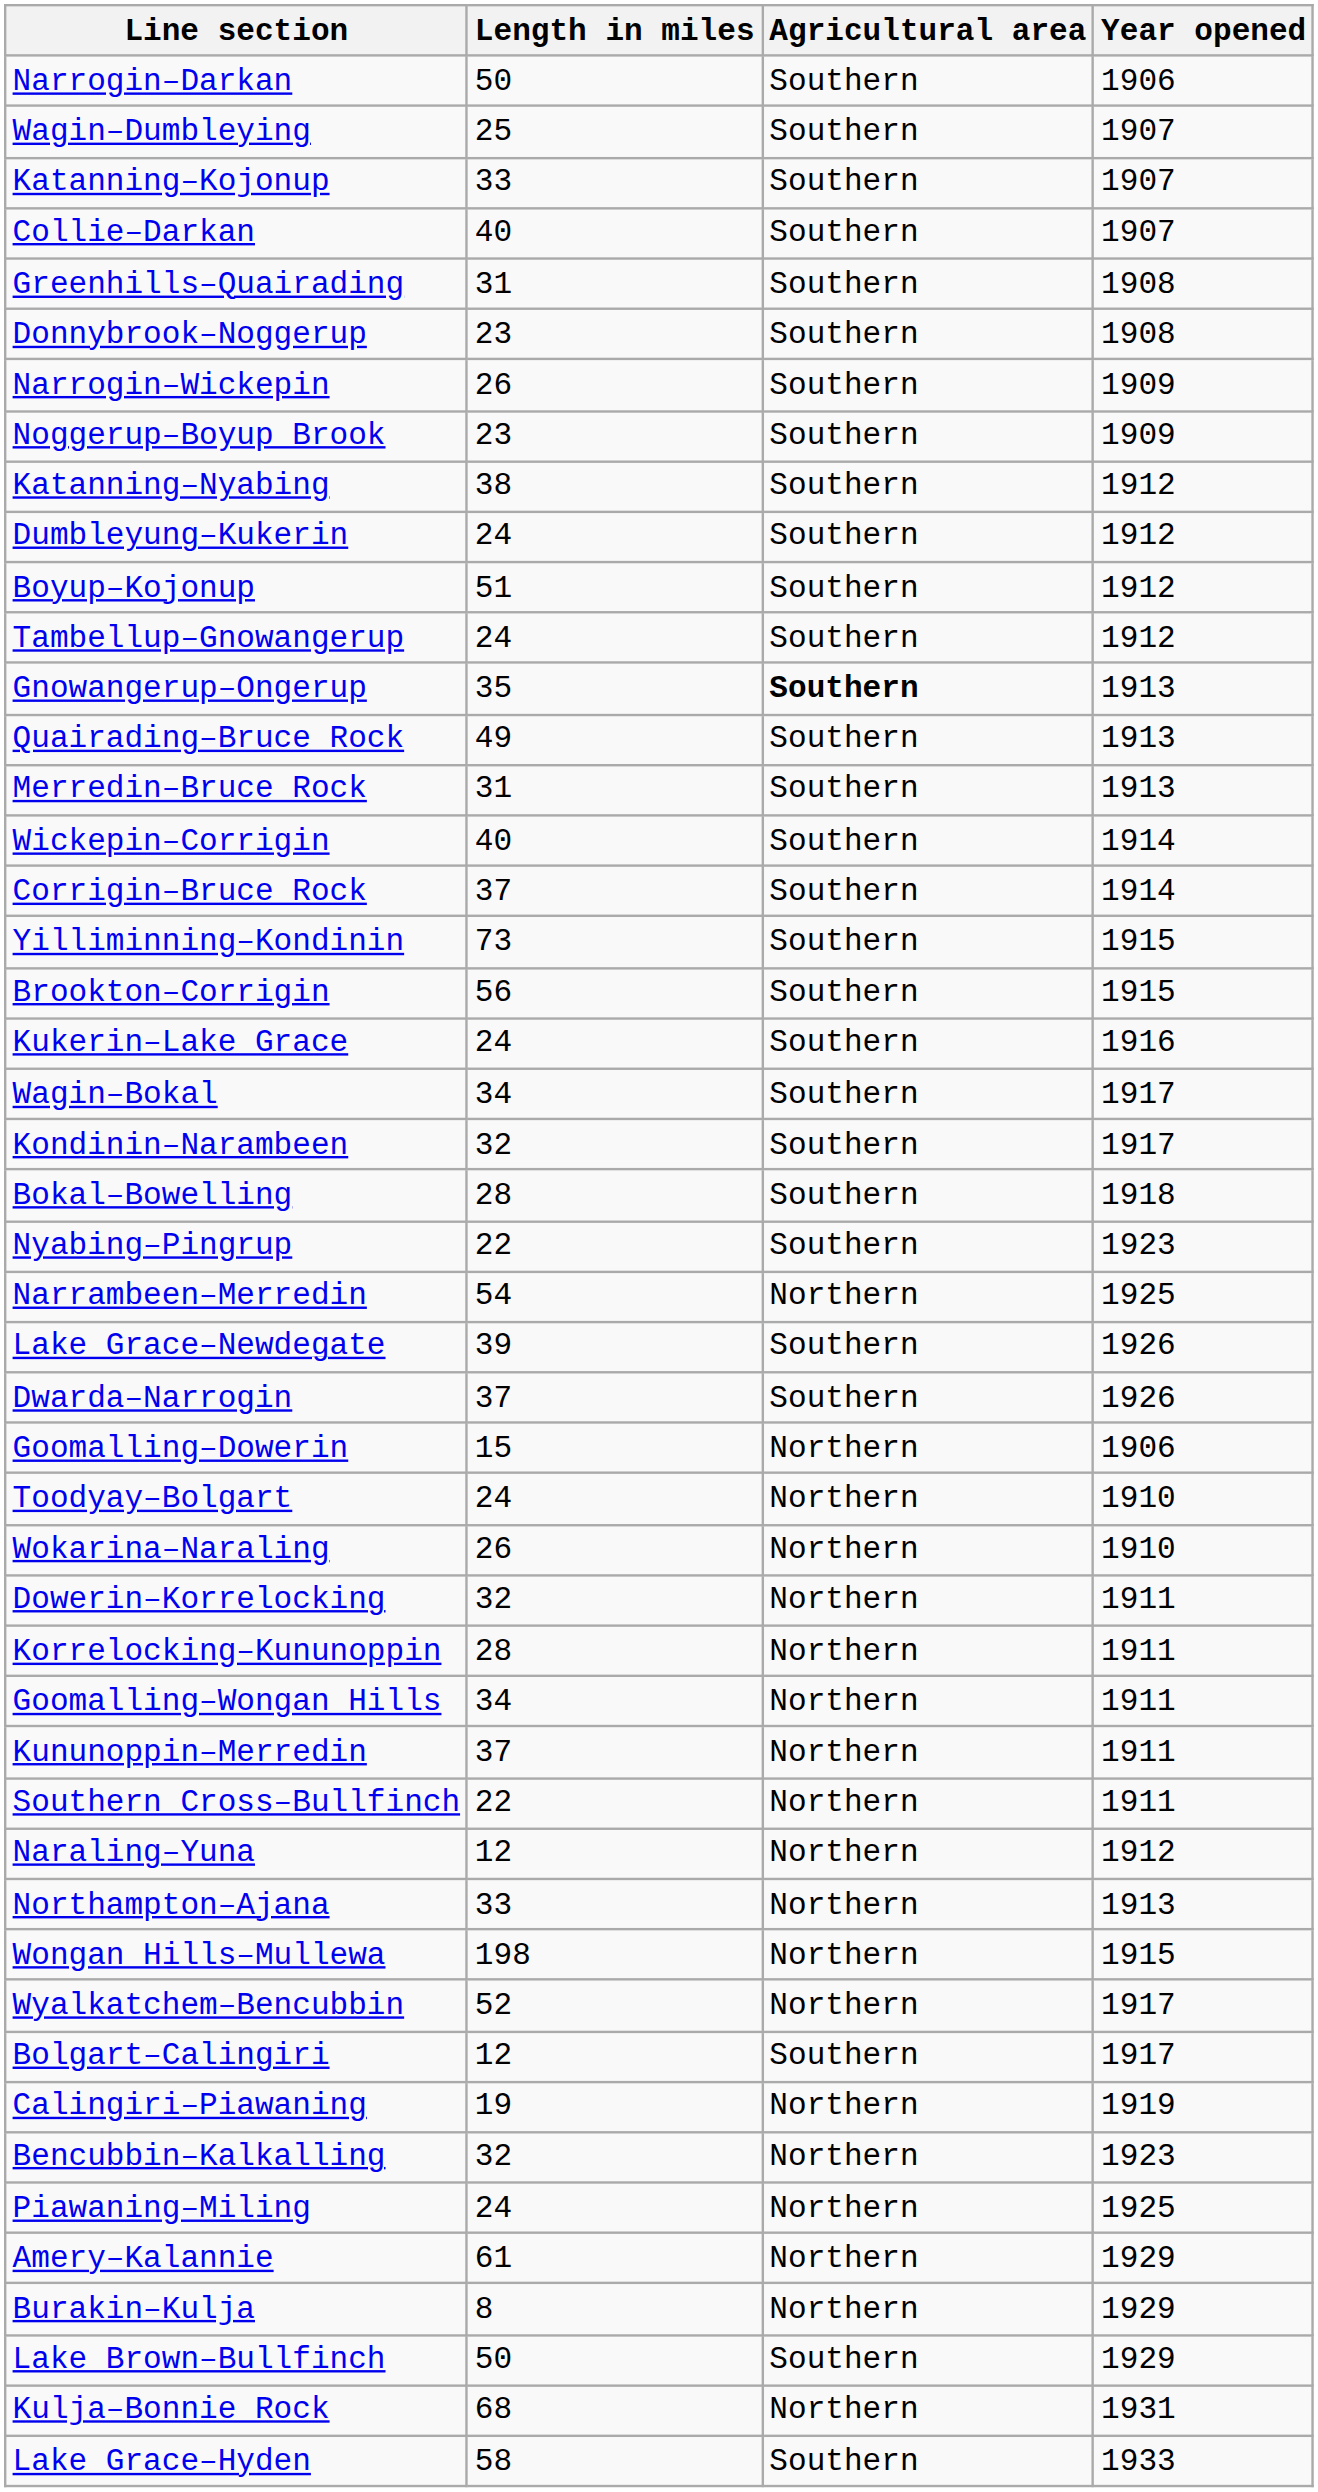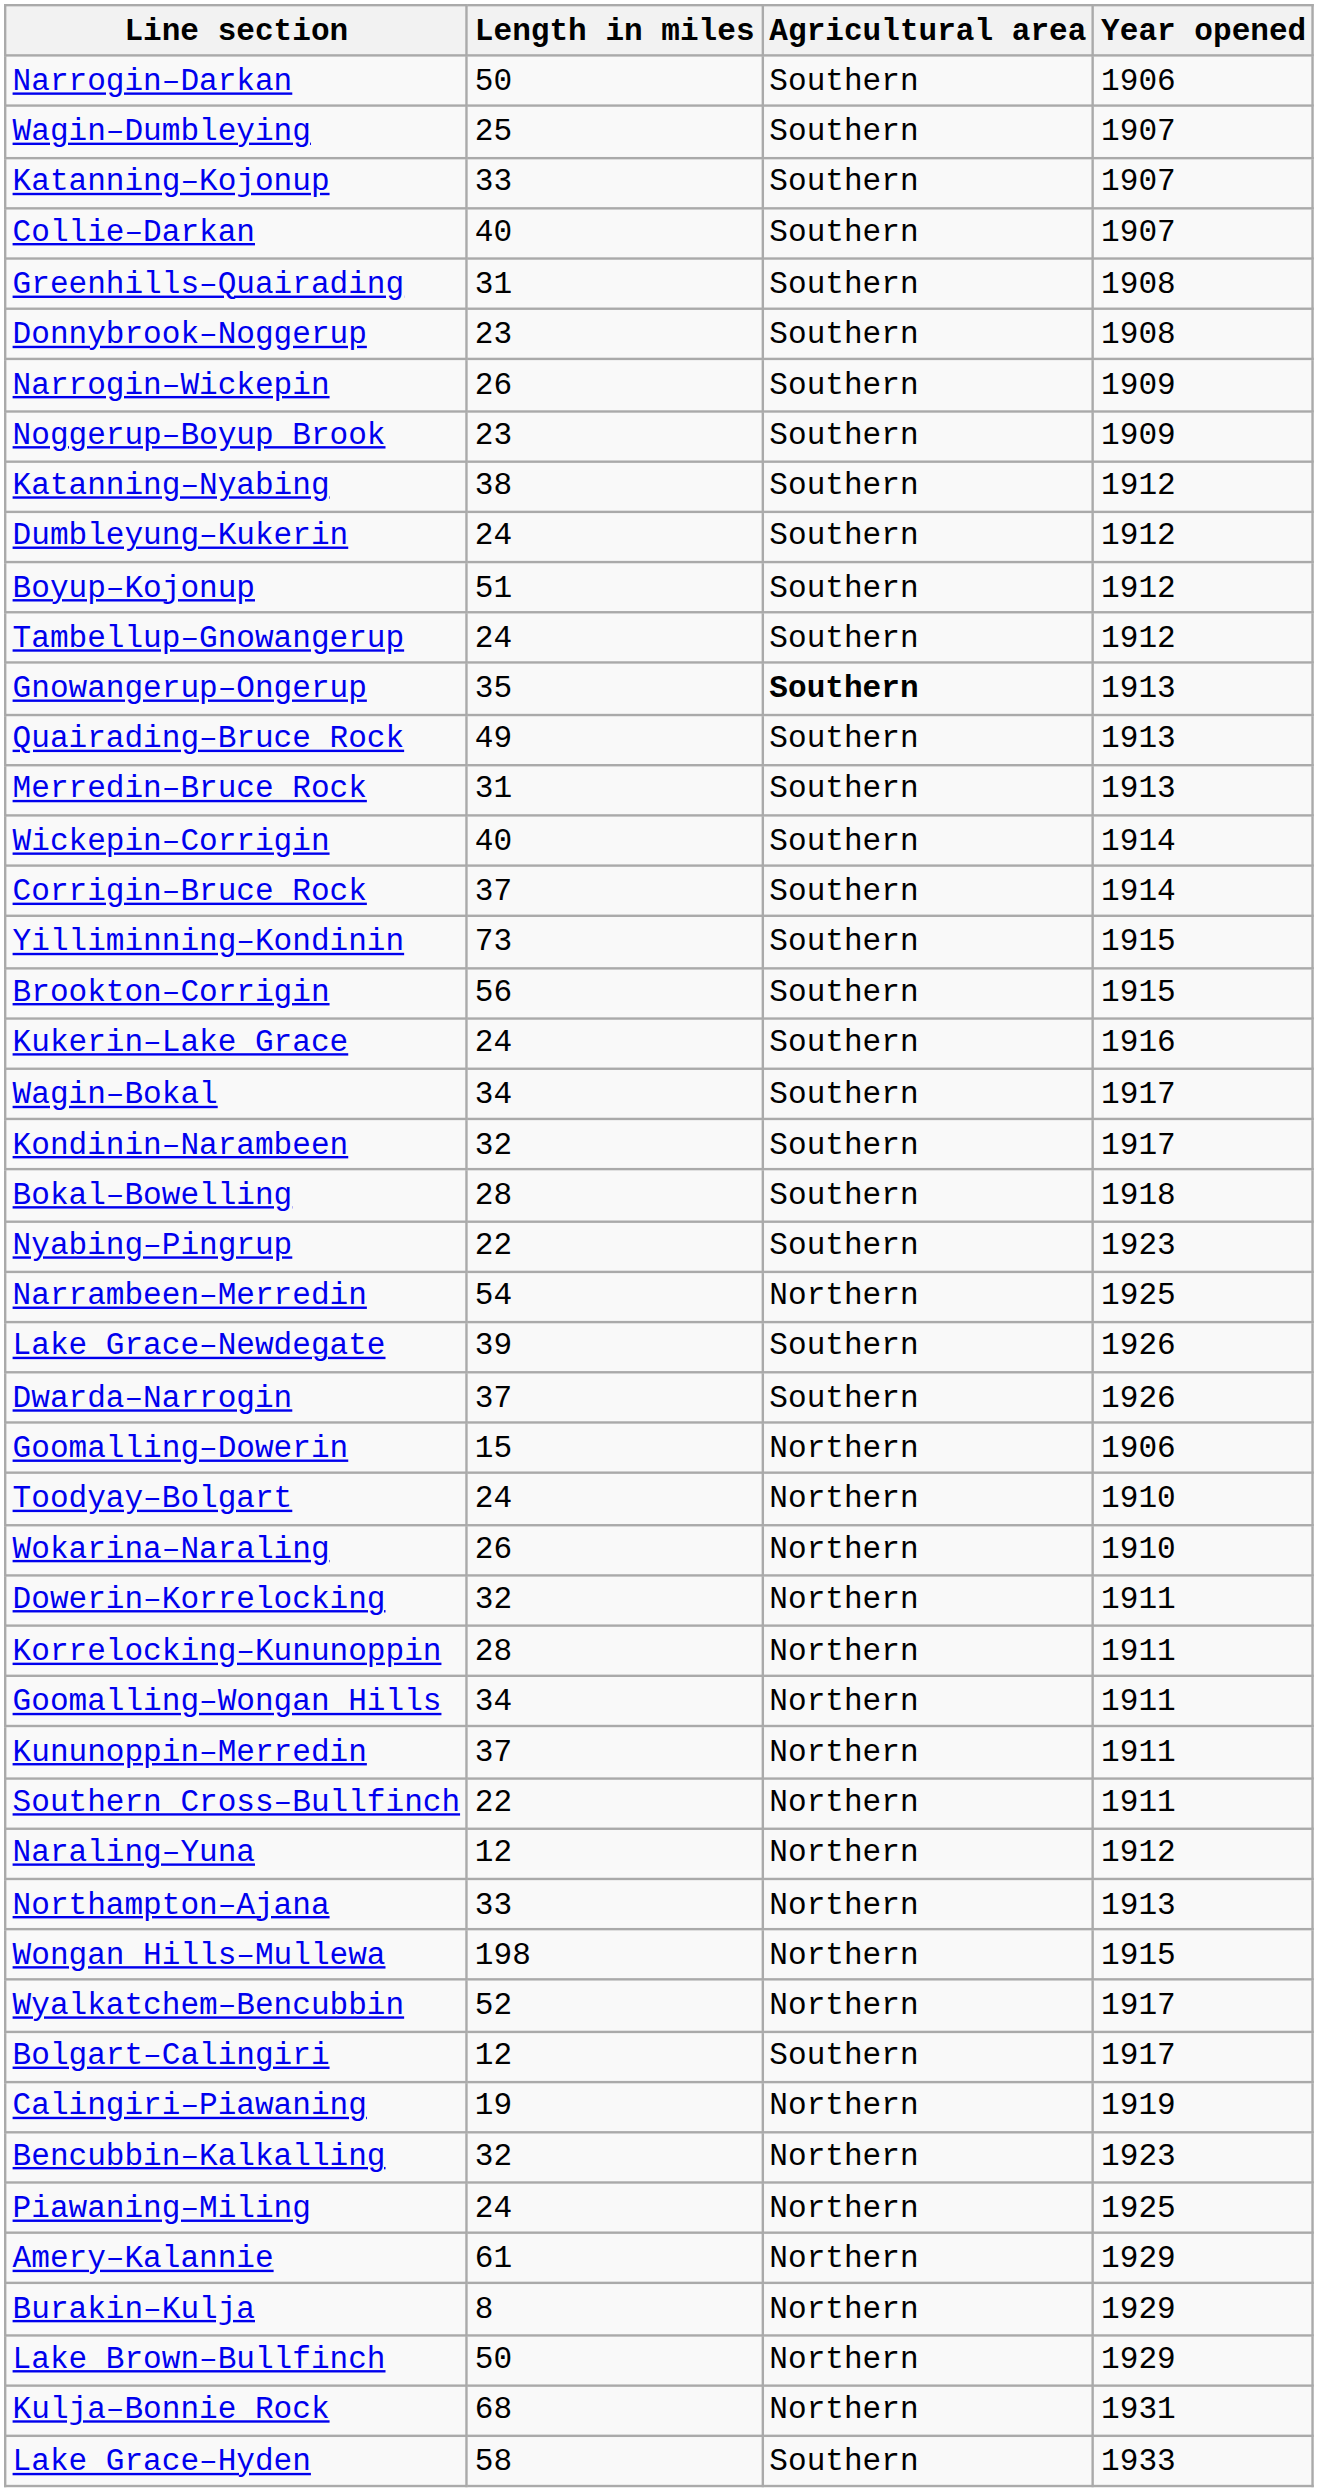(844, 2360) Southern -> (844, 2360) Northern
